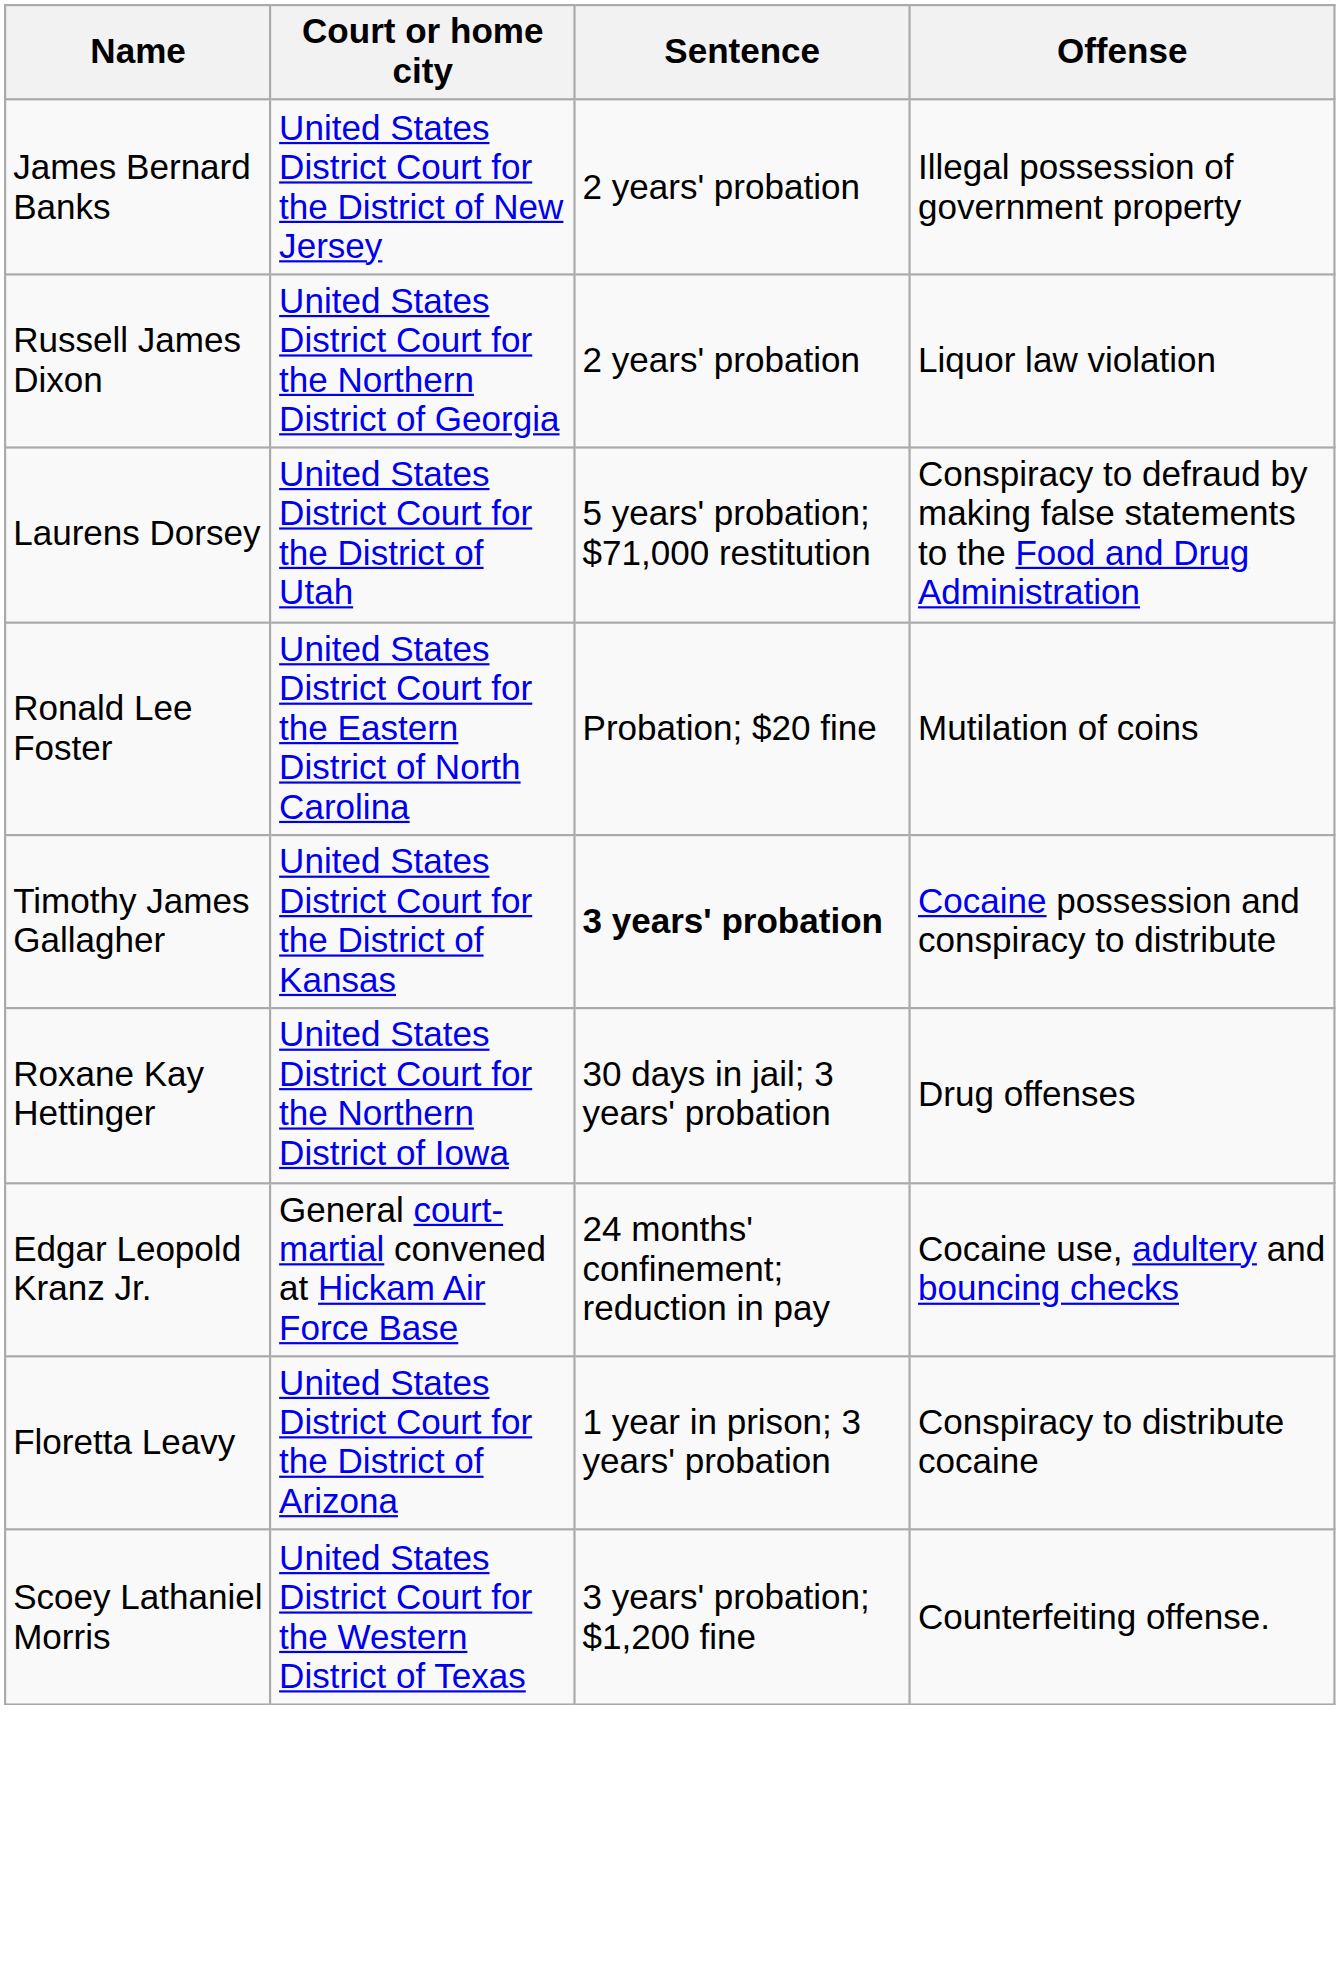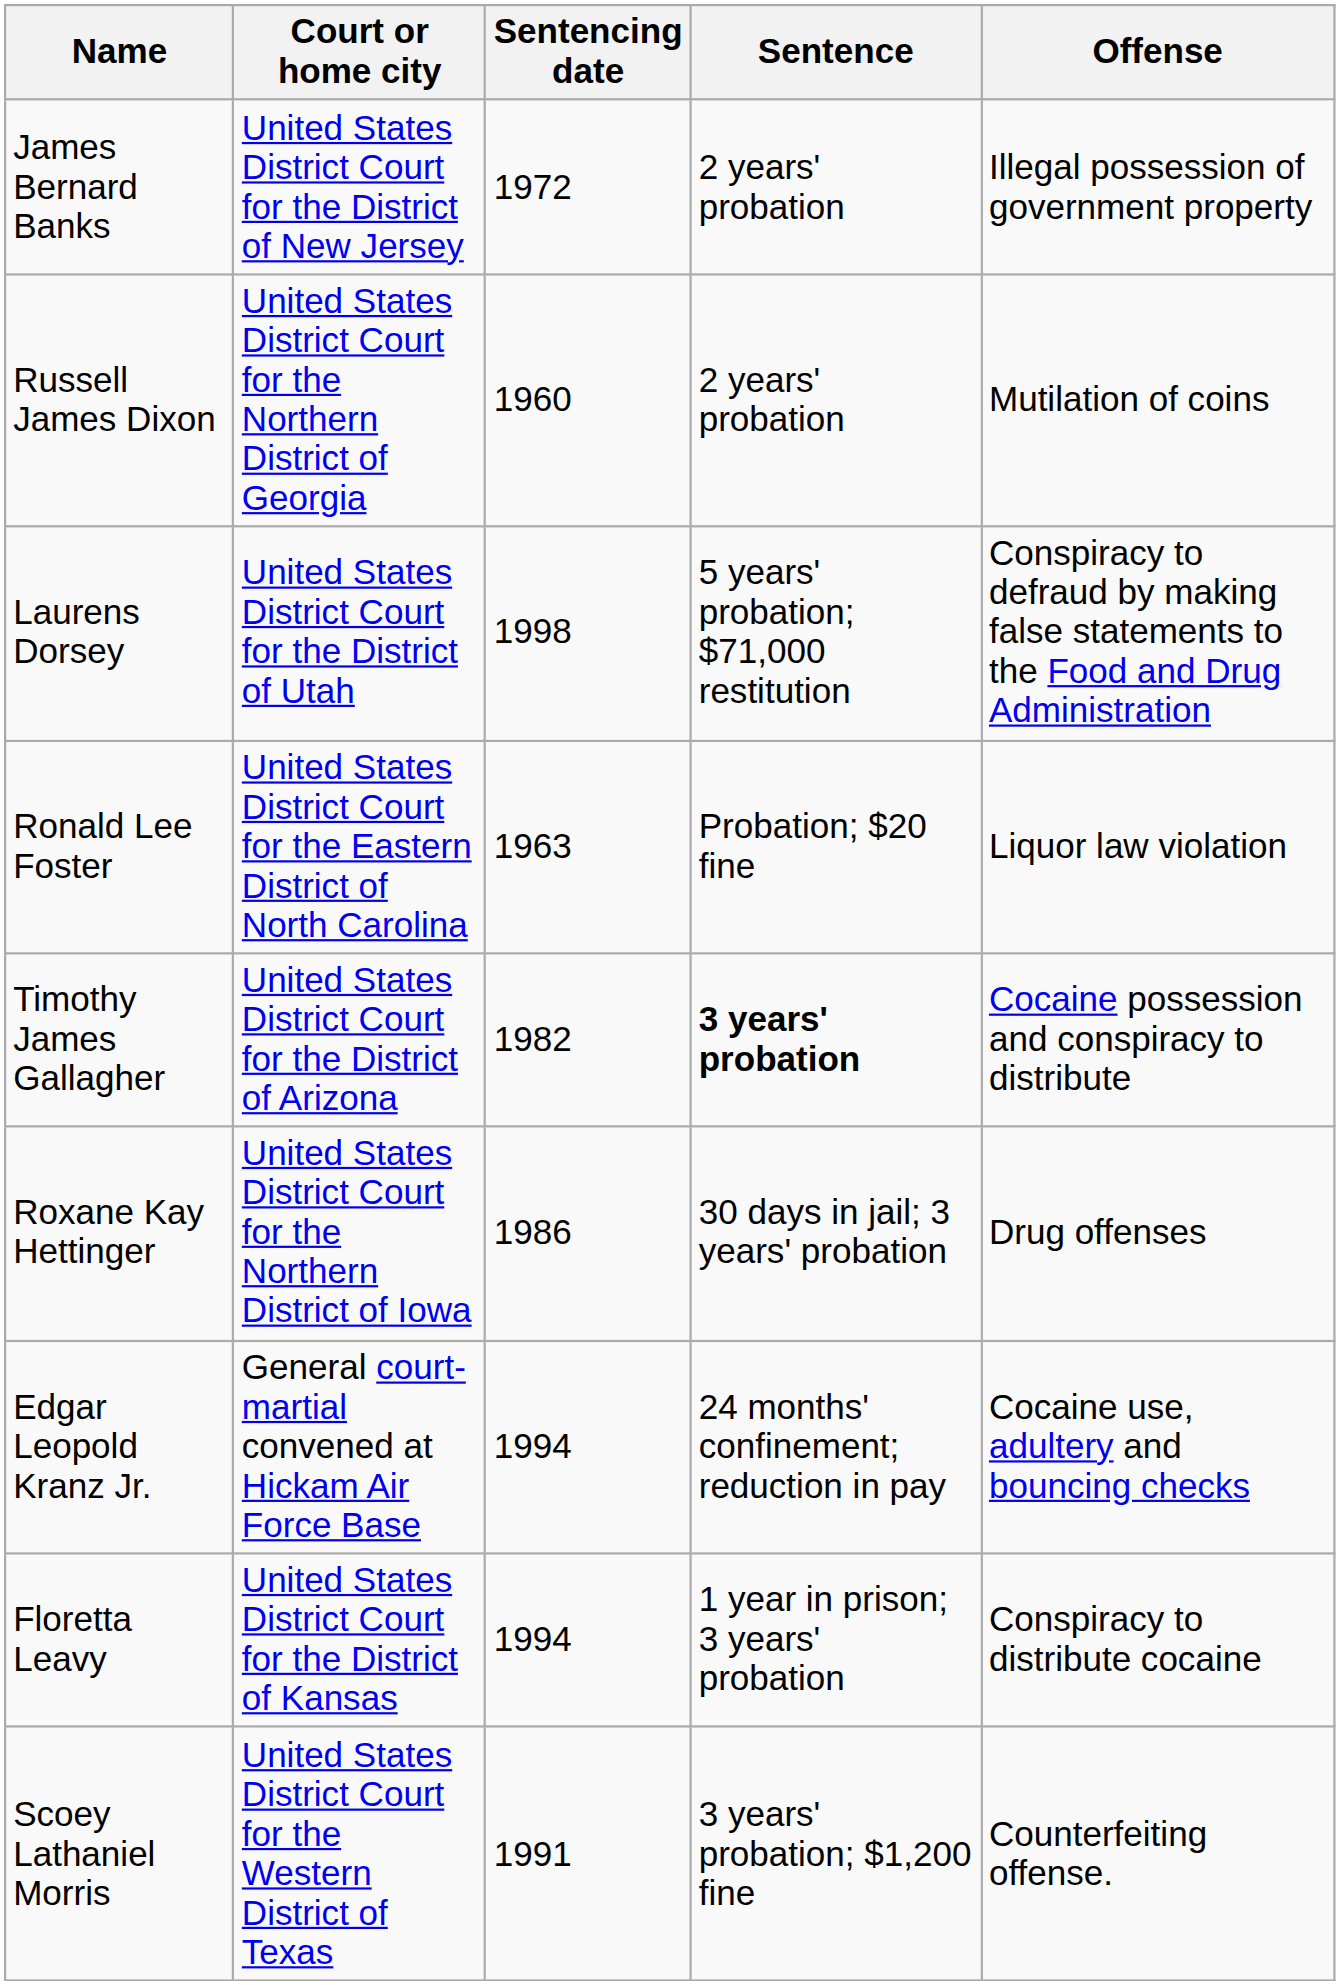+ column: (588, 51)
(1067, 360) Liquor law violation -> (1129, 399) Mutilation of coins
(1058, 727) Mutilation of coins -> (1138, 845) Liquor law violation
(406, 921) United States District Court for the District of Kansas -> (350, 1039) United States District Court for the District of Arizona
(406, 1442) United States District Court for the District of Arizona -> (350, 1639) United States District Court for the District of Kansas
